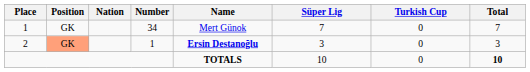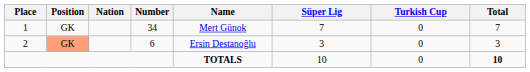(152, 44) 1 -> (152, 44) 6
(223, 44) bold -> (223, 44) normal
